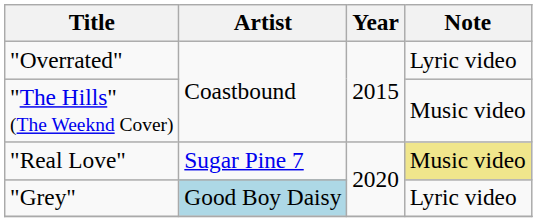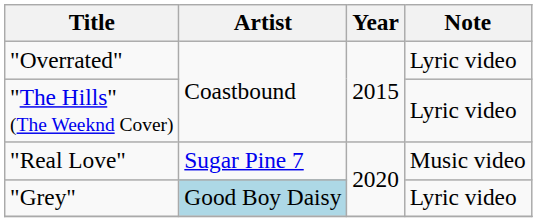(468, 110) Music video -> (463, 110) Lyric video
(468, 160) khaki background -> (468, 160) no background
